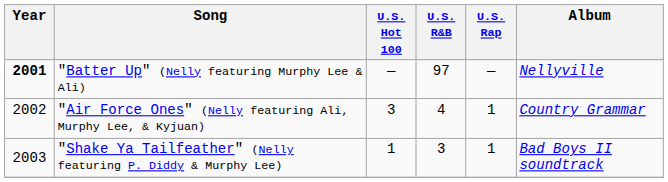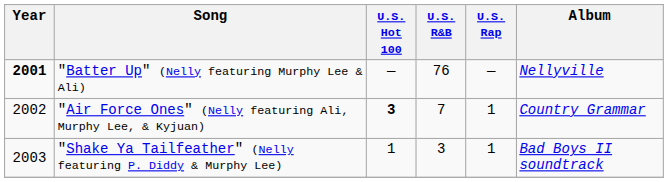(441, 71) 97 -> (441, 71) 76
(391, 110) normal -> (391, 110) bold
(441, 110) 4 -> (441, 110) 7
